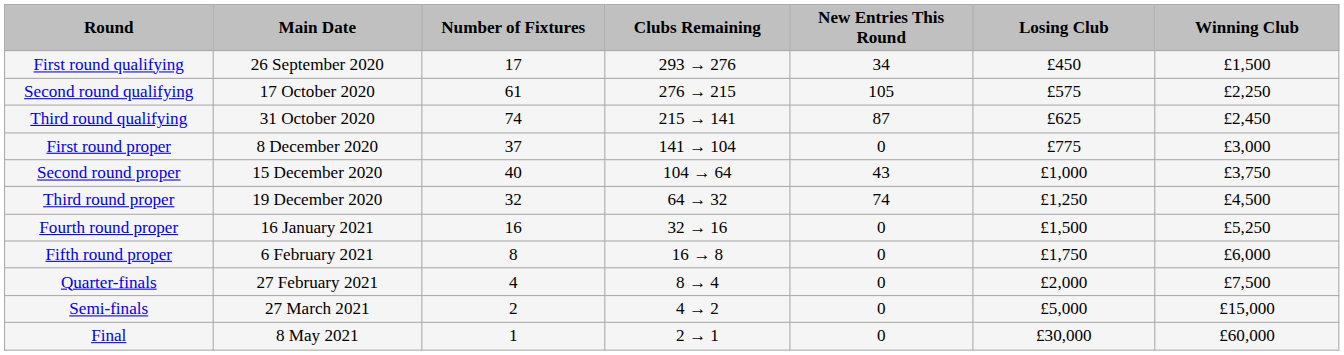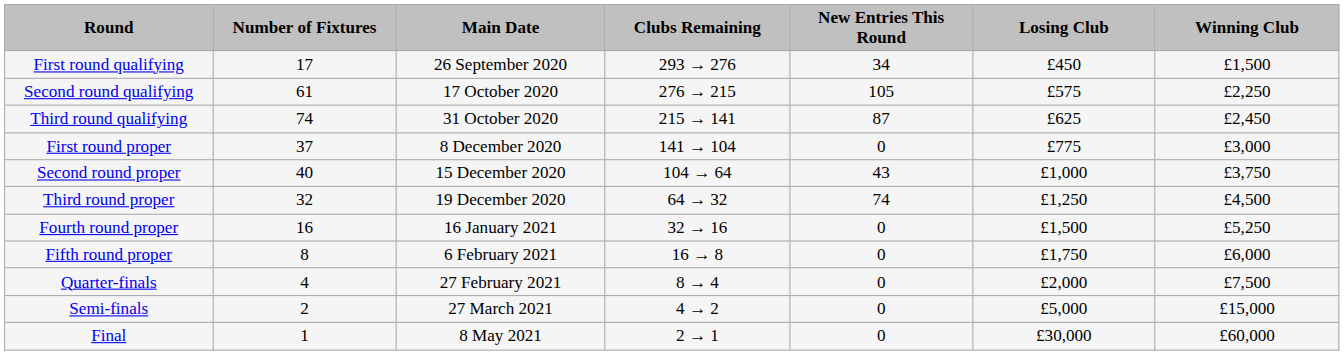columns swapped: (317, 27) <-> (513, 27)
